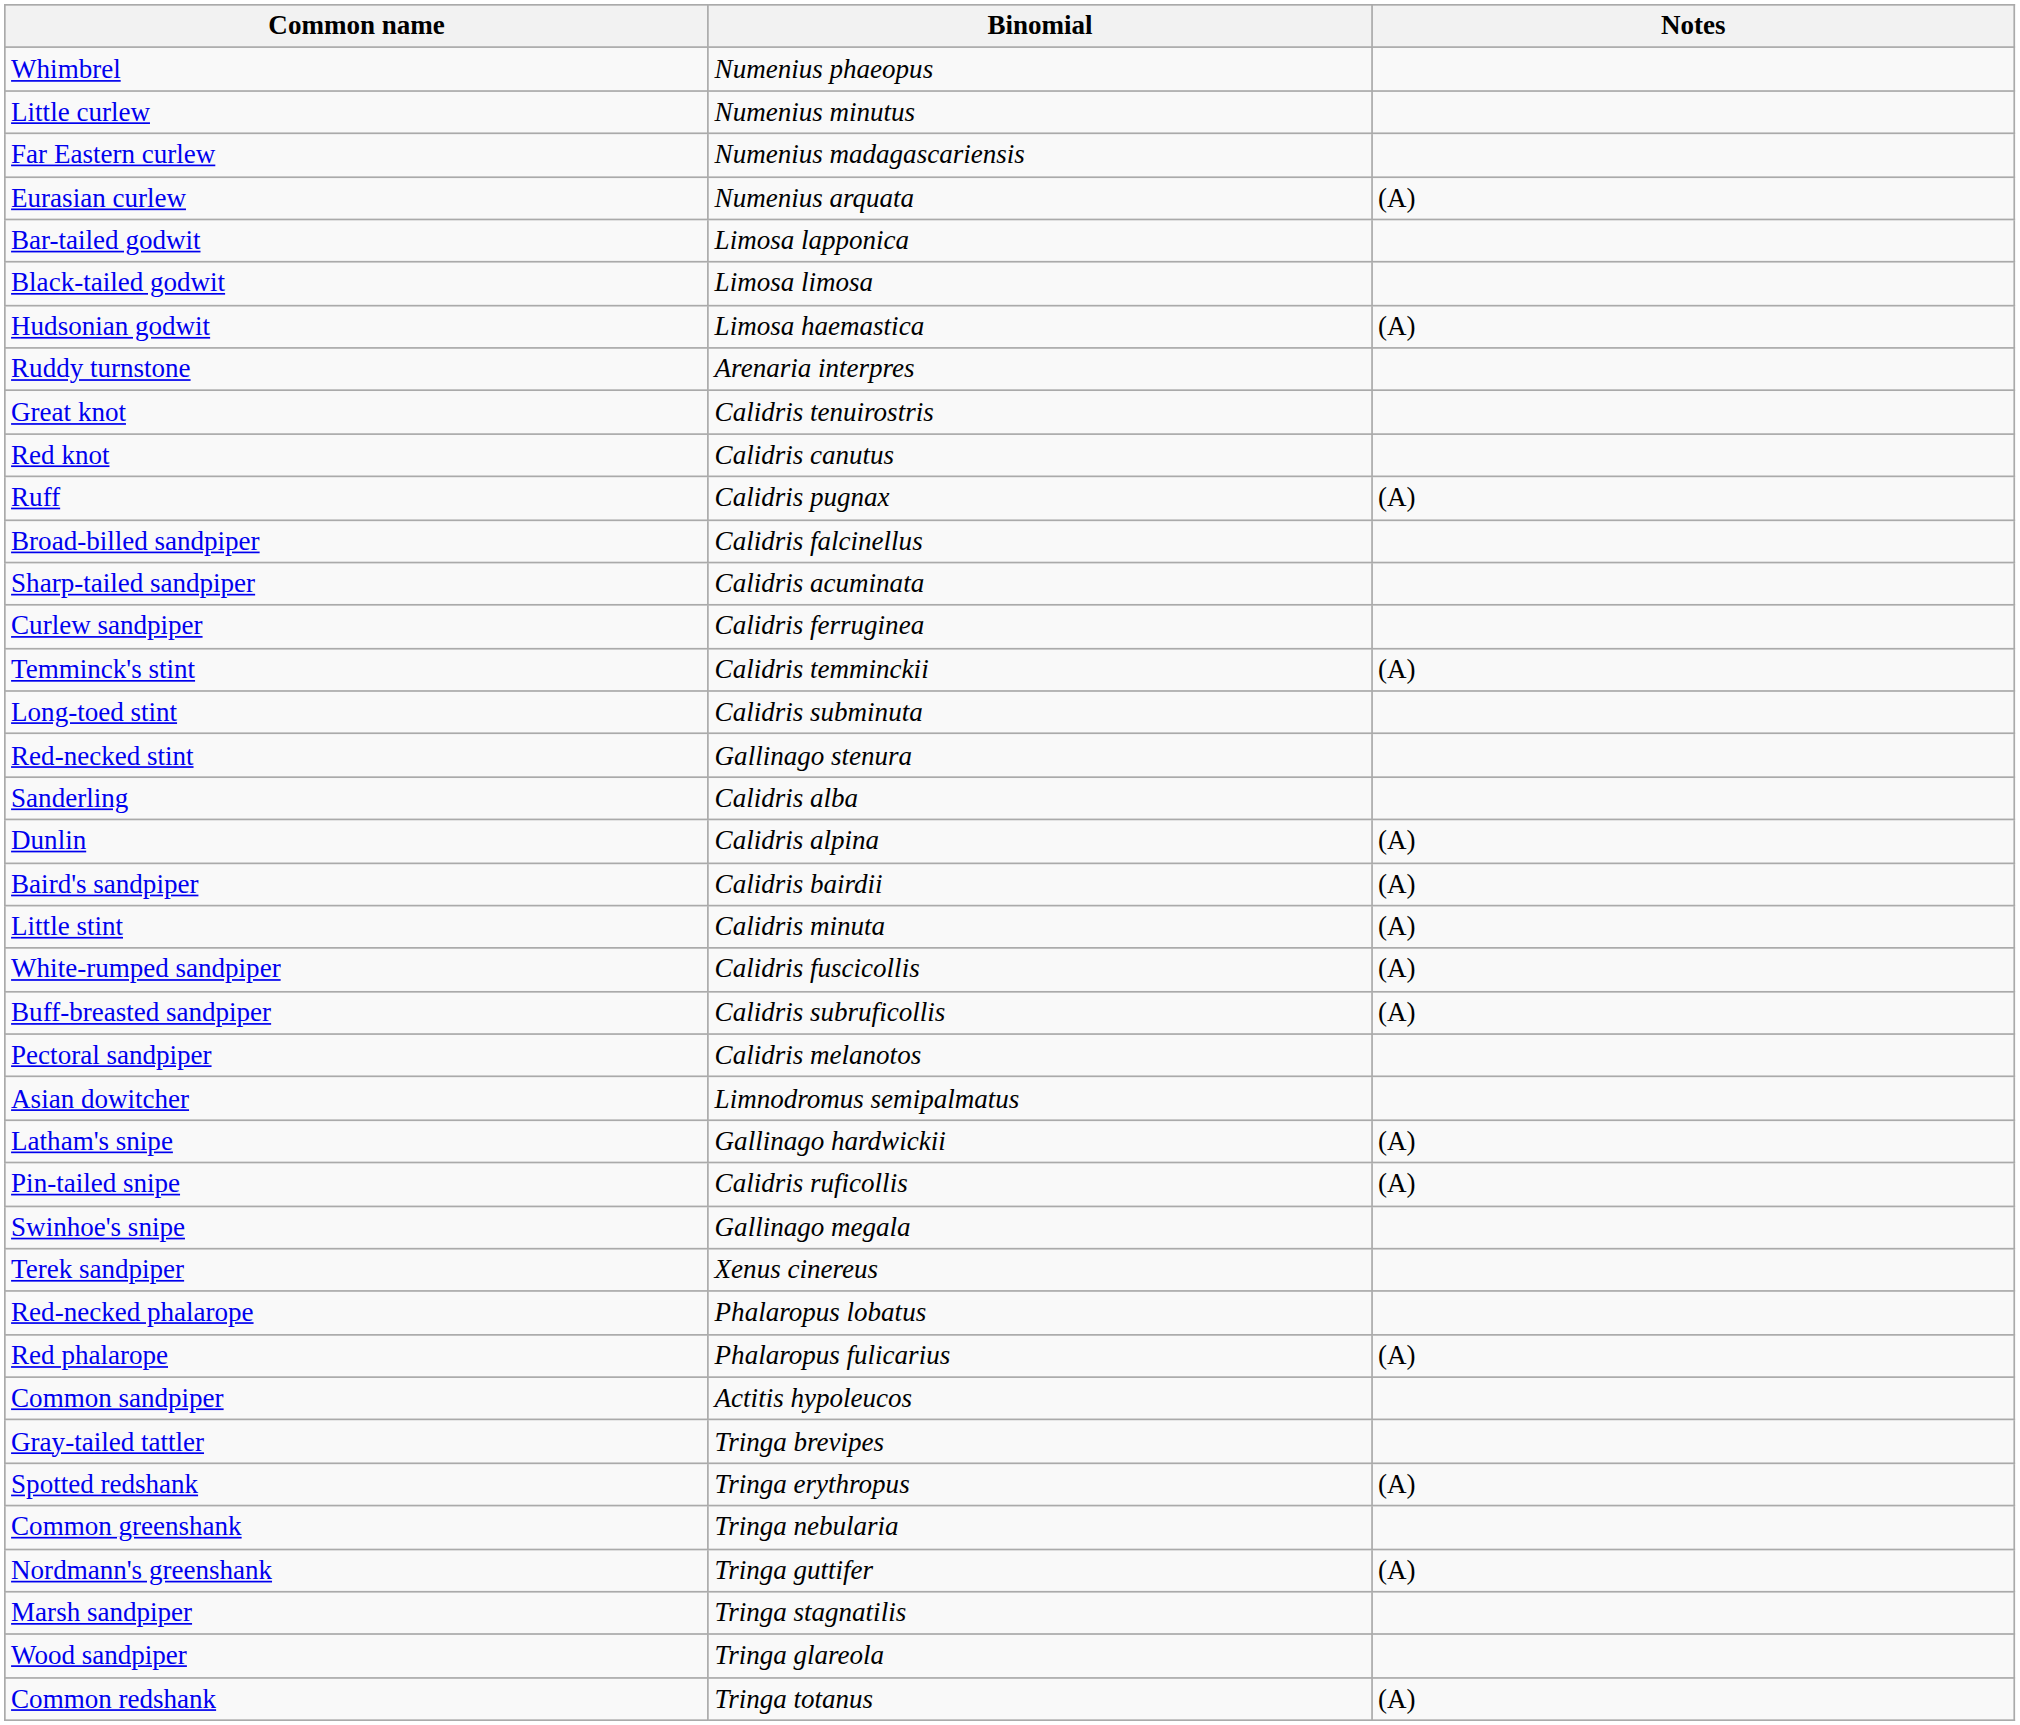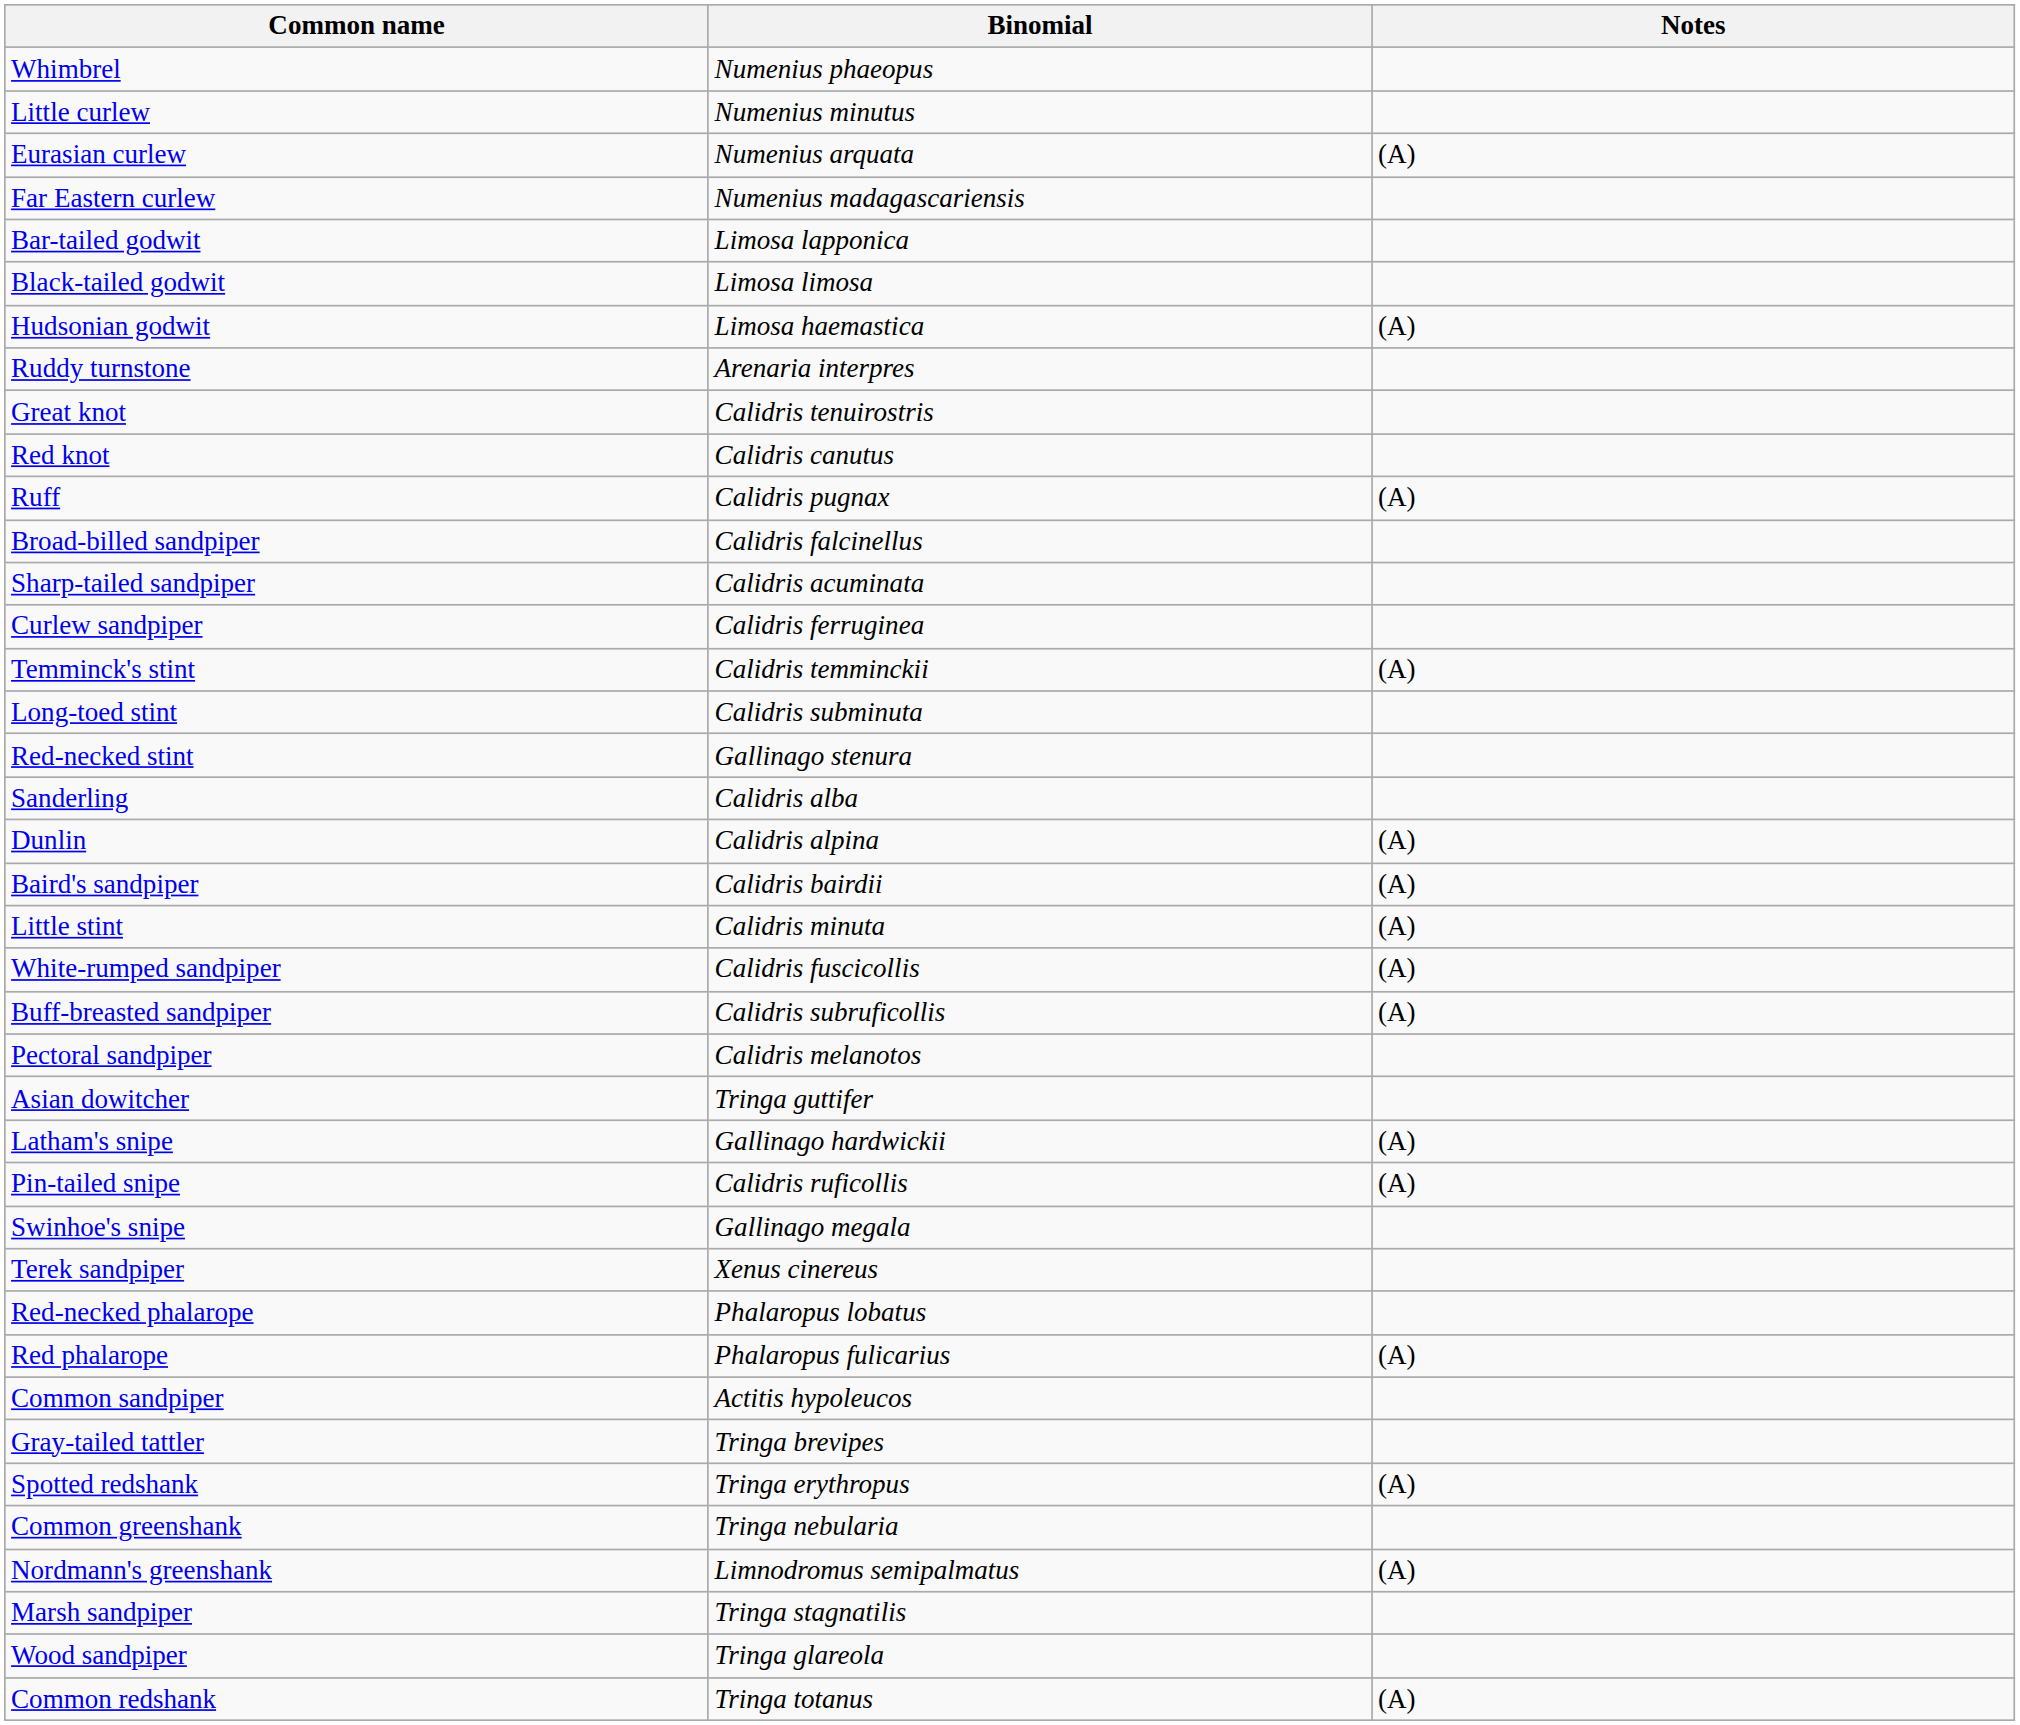rows swapped: (113, 154) <-> (99, 197)
(867, 1098) Limnodromus semipalmatus -> (794, 1098) Tringa guttifer
(794, 1569) Tringa guttifer -> (867, 1569) Limnodromus semipalmatus
